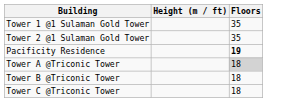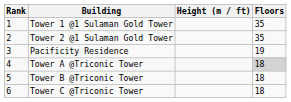+ column: (16, 11)
(236, 51) bold -> (260, 51) normal
